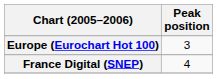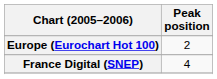(187, 45) 3 -> (187, 45) 2
